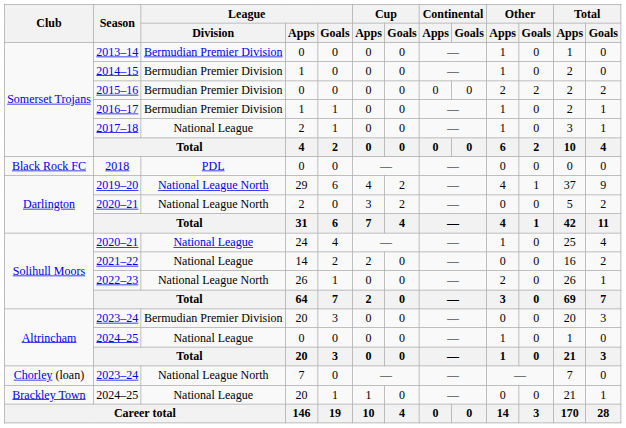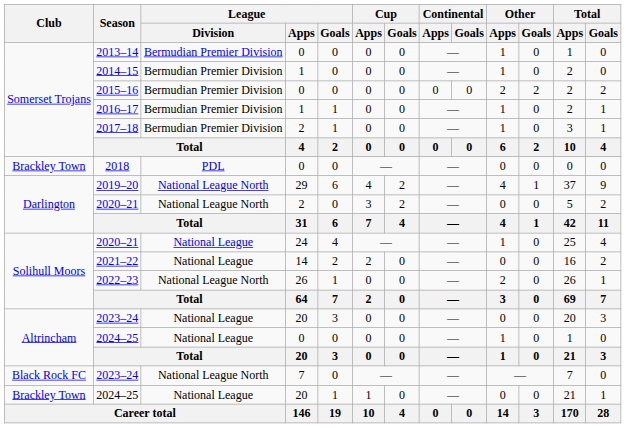(213, 128) National League -> (213, 128) Bermudian Premier Division
(49, 166) Black Rock FC -> (49, 166) Brackley Town
(213, 318) Bermudian Premier Division -> (213, 318) National League
(49, 375) Chorley (loan) -> (49, 375) Black Rock FC
